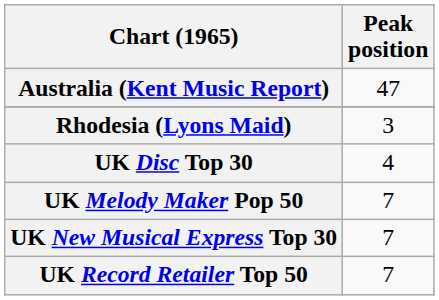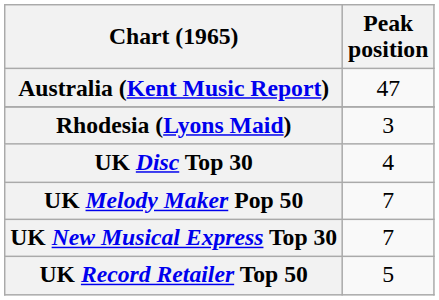(388, 275) 7 -> (388, 275) 5
